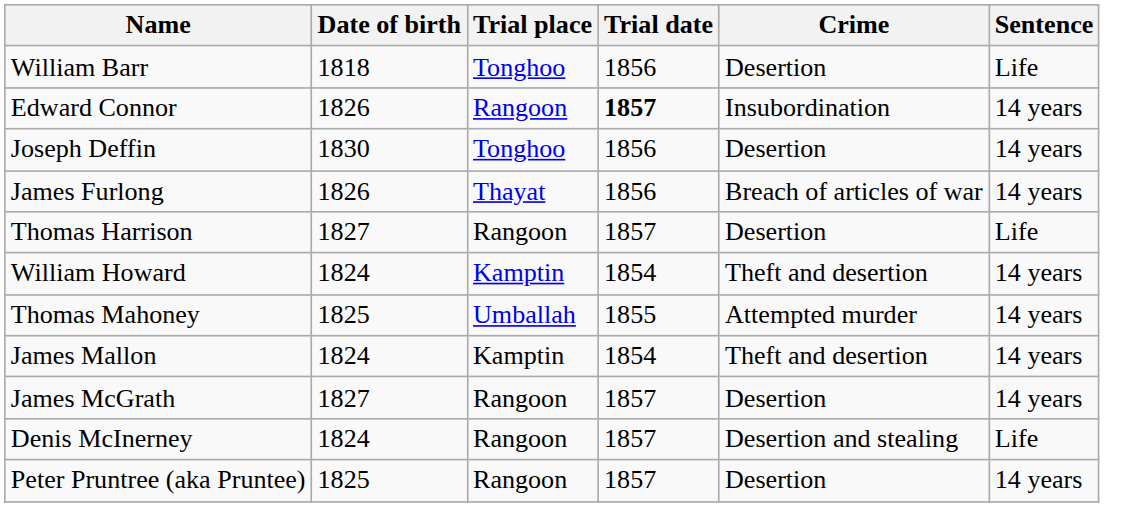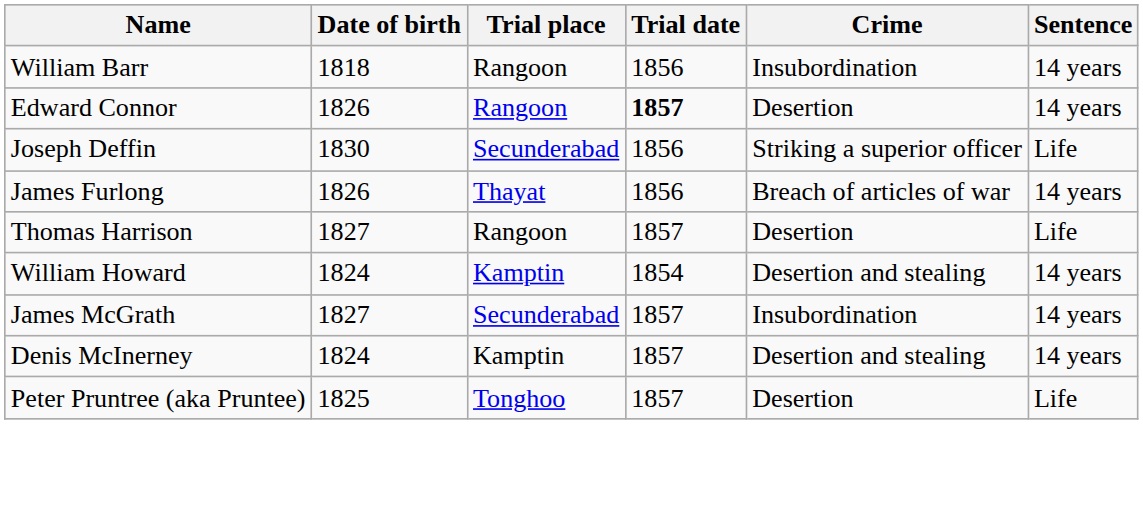(519, 66) Tonghoo -> (520, 66) Rangoon
(776, 66) Desertion -> (835, 66) Insubordination
(1017, 66) Life -> (1078, 66) 14 years
(808, 107) Insubordination -> (803, 107) Desertion
(519, 149) Tonghoo -> (546, 149) Secunderabad
(776, 149) Desertion -> (887, 149) Striking a superior officer
(1039, 149) 14 years -> (1056, 149) Life
(826, 273) Theft and desertion -> (869, 273) Desertion and stealing
- row: (105, 314)
- row: (84, 356)
(520, 397) Rangoon -> (546, 314) Secunderabad
(776, 397) Desertion -> (835, 314) Insubordination
(520, 438) Rangoon -> (519, 356) Kamptin
(1017, 438) Life -> (1078, 356) 14 years
(520, 480) Rangoon -> (519, 397) Tonghoo
(1039, 480) 14 years -> (1056, 397) Life
